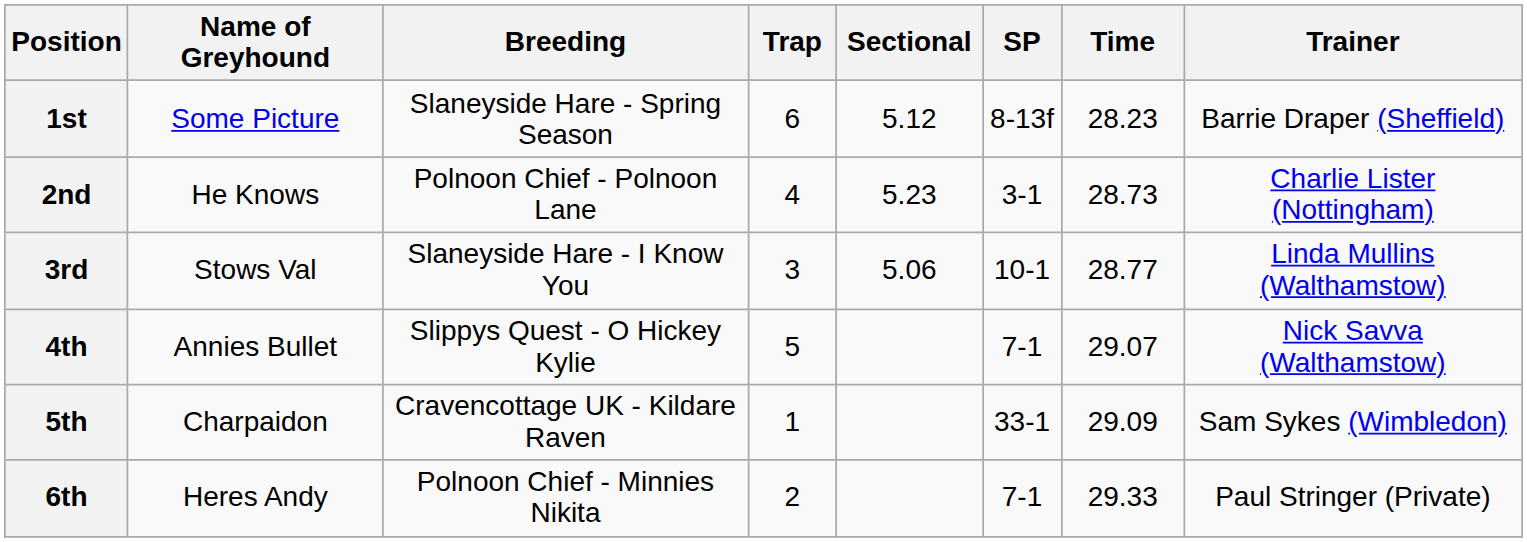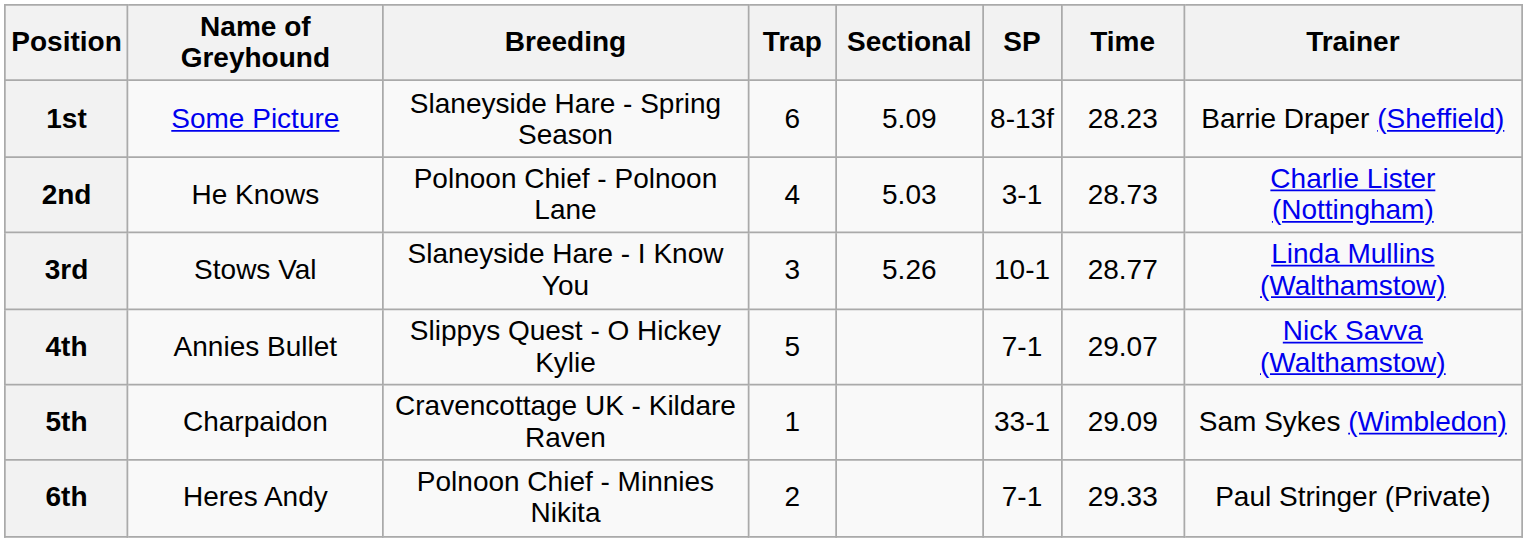(909, 118) 5.12 -> (909, 118) 5.09
(909, 194) 5.23 -> (909, 194) 5.03
(909, 270) 5.06 -> (909, 270) 5.26
